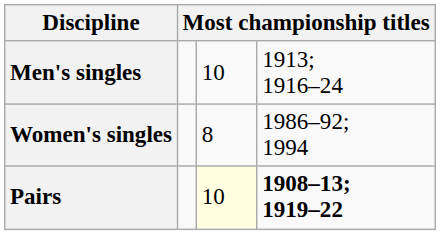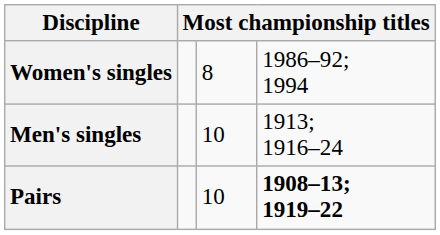rows swapped: (76, 72) <-> (91, 134)
(213, 197) lightyellow background -> (213, 197) no background
